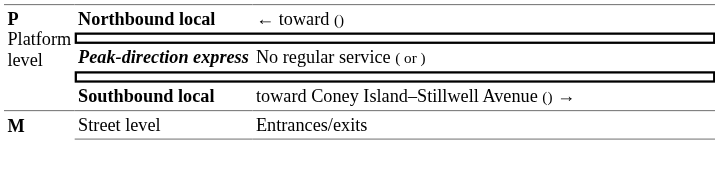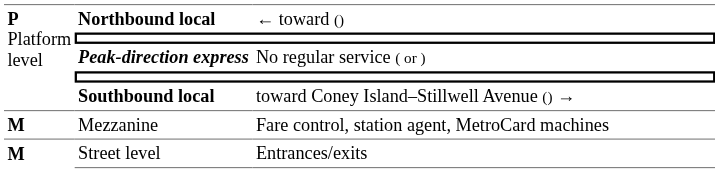+ row: (118, 124)
